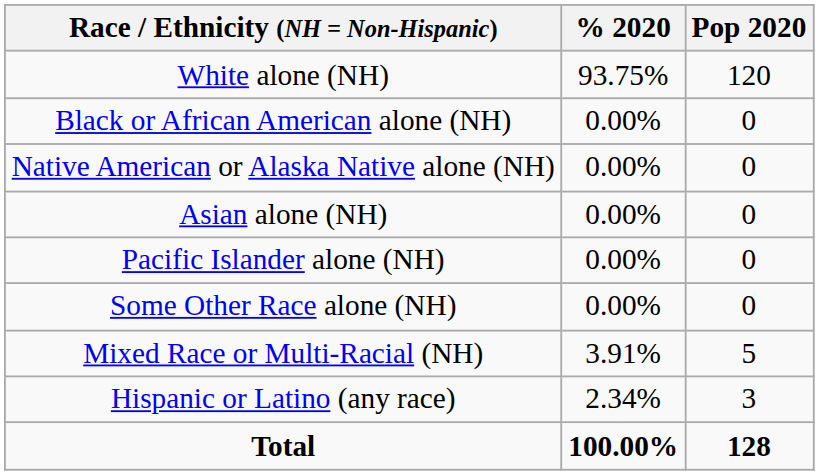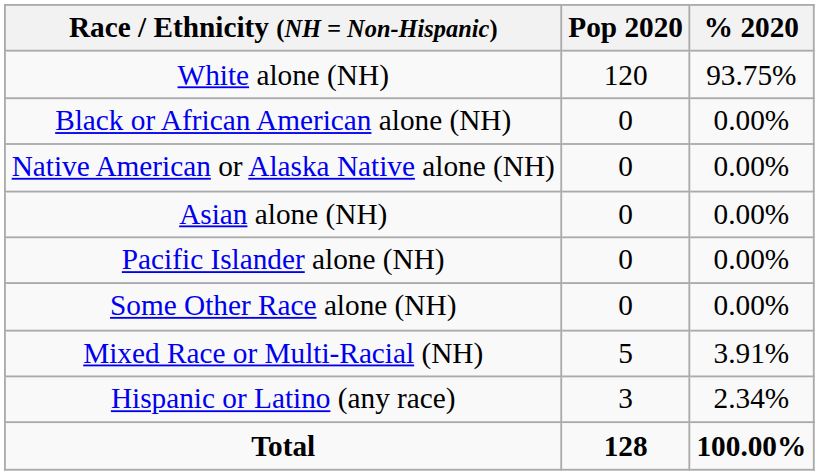columns swapped: (749, 27) <-> (623, 27)
